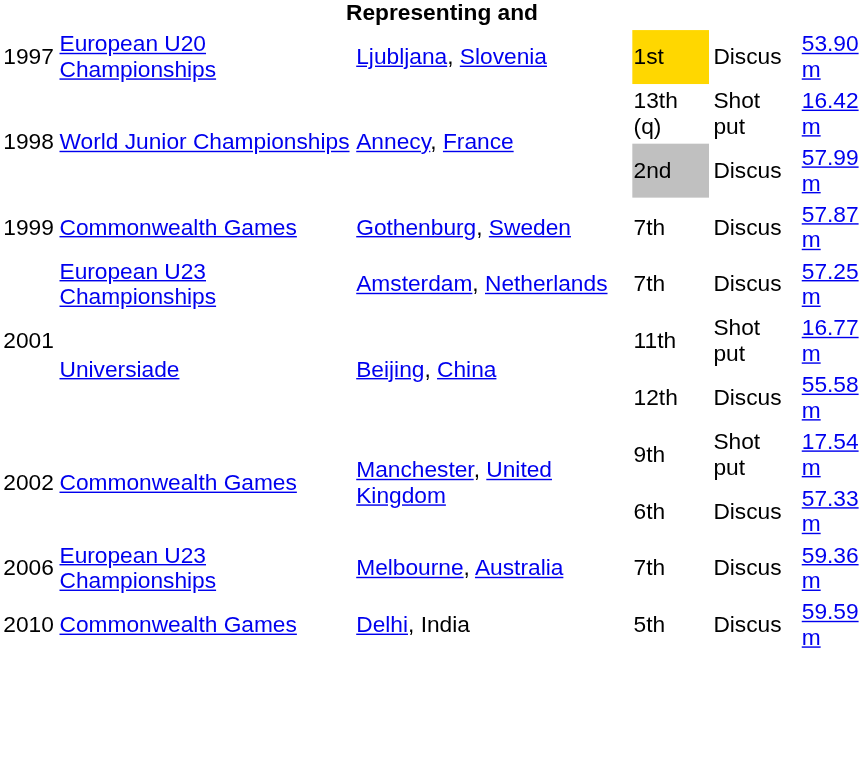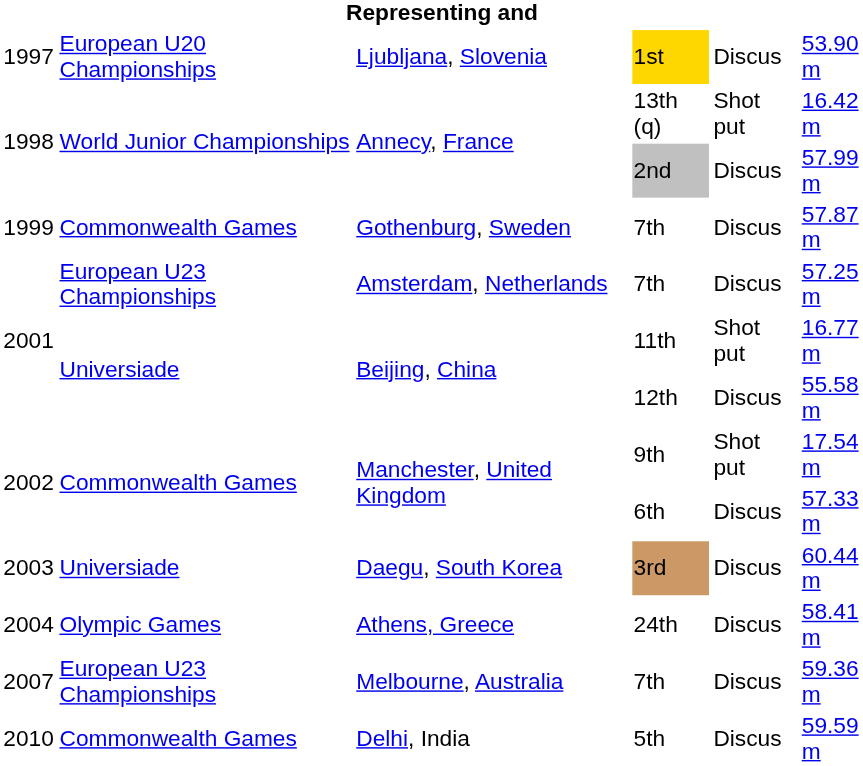+ row: (459, 568)
+ row: (435, 624)
(29, 568) 2006 -> (29, 681) 2007
